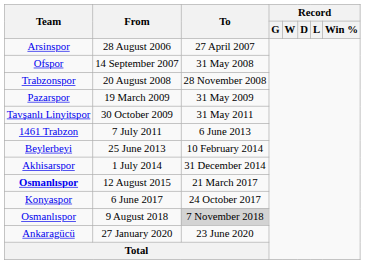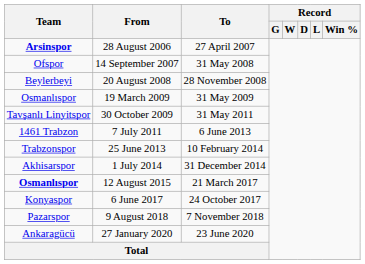(49, 47) normal -> (49, 47) bold
(49, 81) Trabzonspor -> (49, 81) Beylerbeyi
(49, 98) Pazarspor -> (49, 98) Osmanlıspor
(49, 149) Beylerbeyi -> (49, 149) Trabzonspor
(49, 217) Osmanlıspor -> (49, 217) Pazarspor
(225, 217) lightgrey background -> (225, 217) no background
